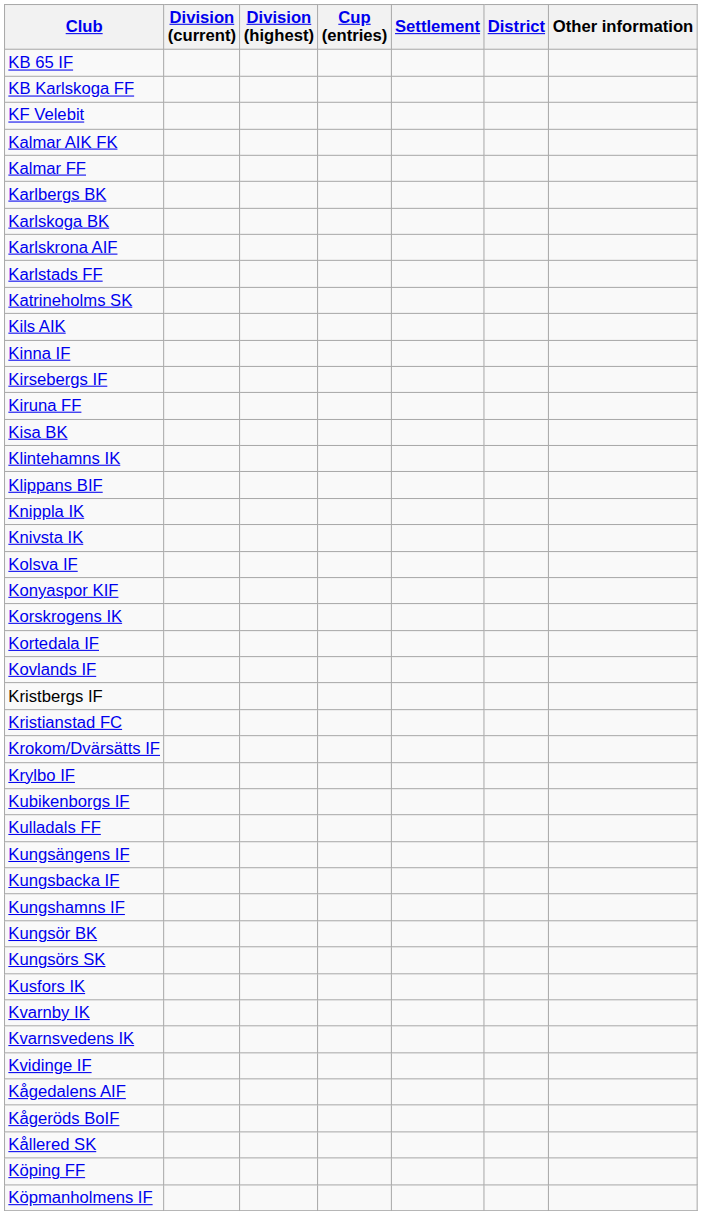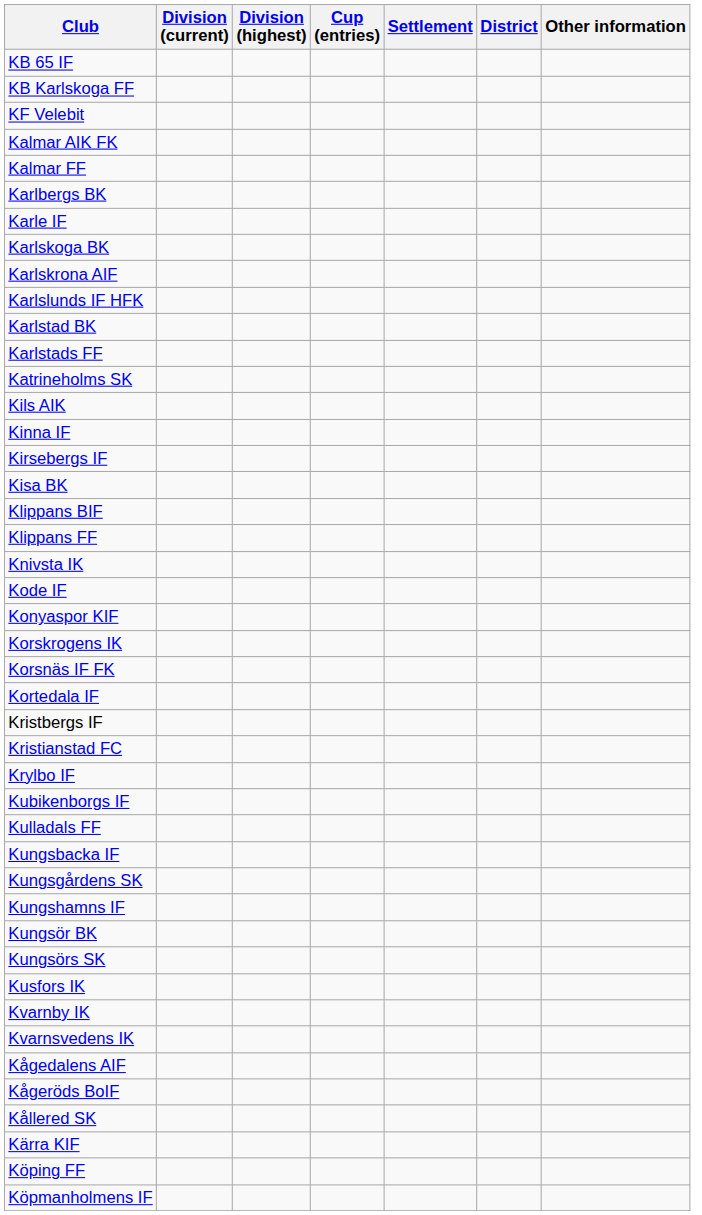+ row: (37, 221)
+ row: (76, 300)
+ row: (52, 326)
- row: (45, 405)
- row: (64, 458)
+ row: (53, 537)
- row: (46, 511)
+ row: (37, 590)
- row: (43, 564)
+ row: (62, 669)
- row: (52, 669)
- row: (84, 748)
- row: (69, 854)
+ row: (75, 880)
- row: (50, 1065)
+ row: (44, 1144)
